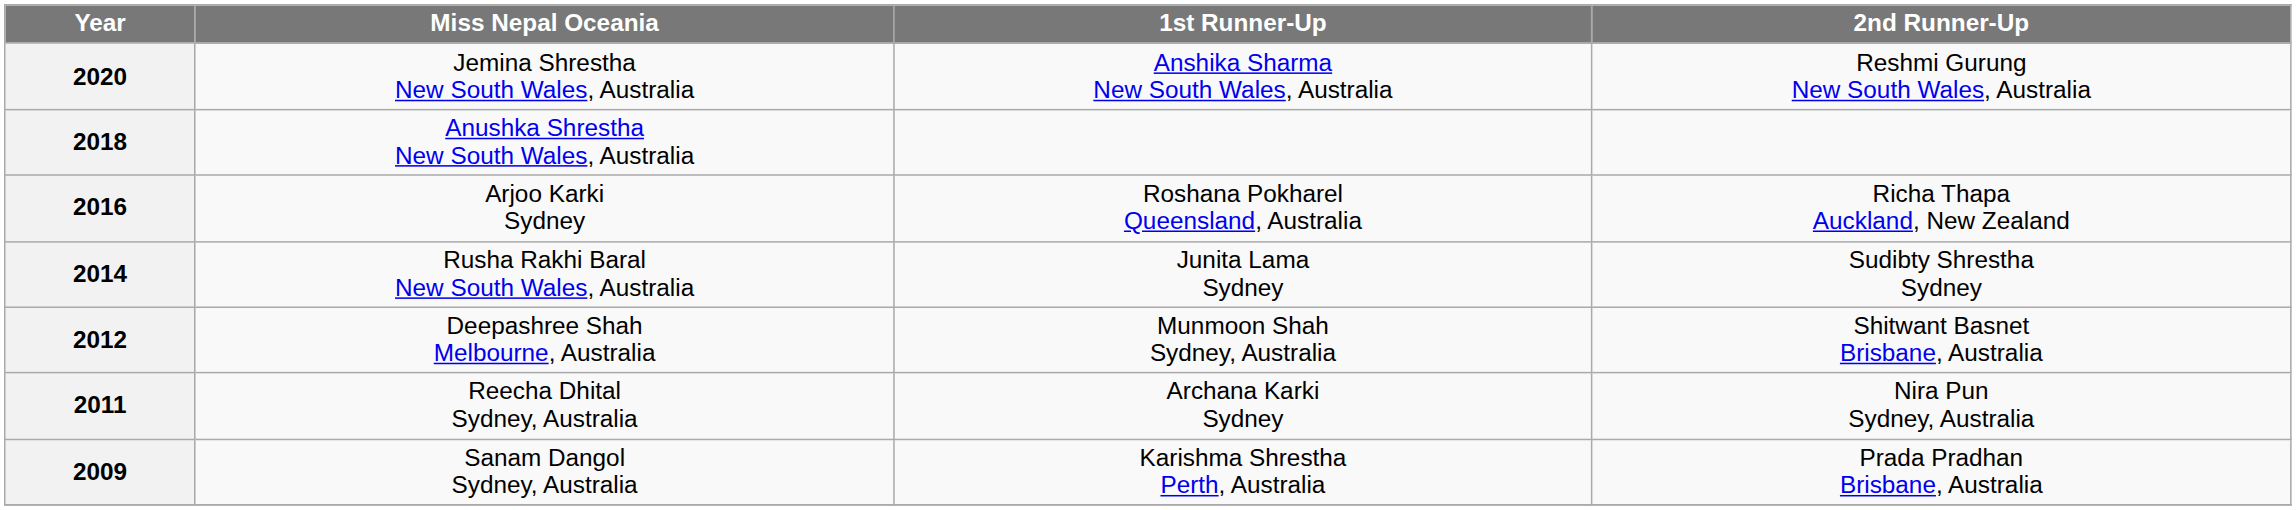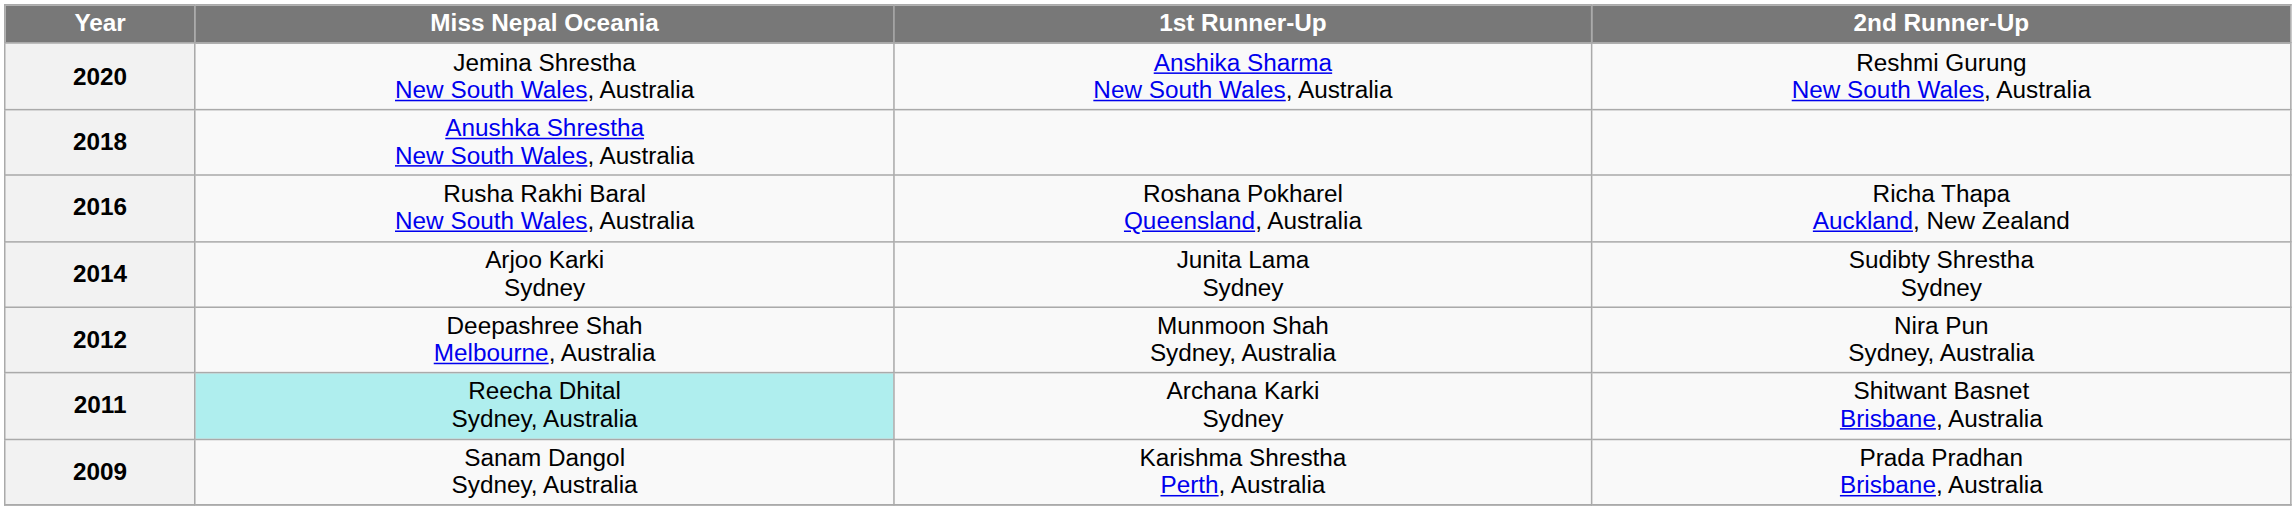(545, 207) Arjoo Karki Sydney -> (545, 207) Rusha Rakhi Baral New South Wales, Australia
(545, 273) Rusha Rakhi Baral New South Wales, Australia -> (545, 273) Arjoo Karki Sydney
(1941, 339) Shitwant Basnet Brisbane, Australia -> (1941, 339) Nira Pun Sydney, Australia
(545, 405) no background -> (545, 405) paleturquoise background
(1941, 405) Nira Pun Sydney, Australia -> (1941, 405) Shitwant Basnet Brisbane, Australia
